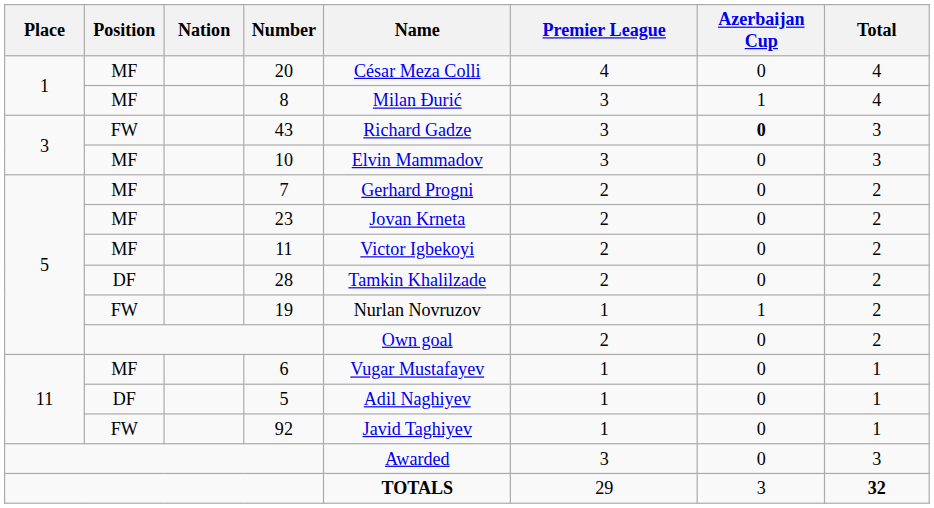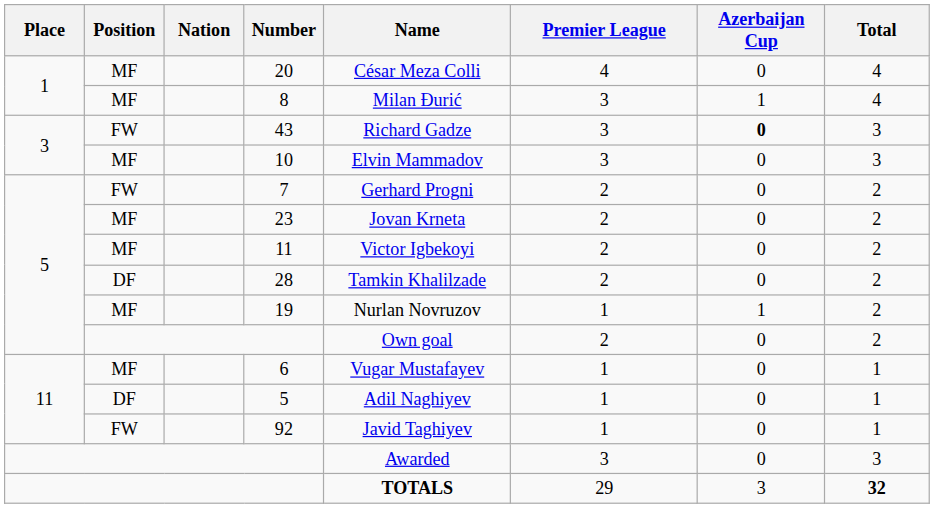(124, 190) MF -> (124, 190) FW
(124, 309) FW -> (124, 309) MF
